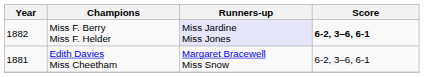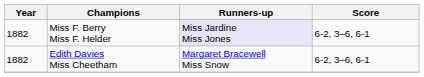(342, 33) bold -> (342, 33) normal
(17, 59) 1881 -> (17, 59) 1882
